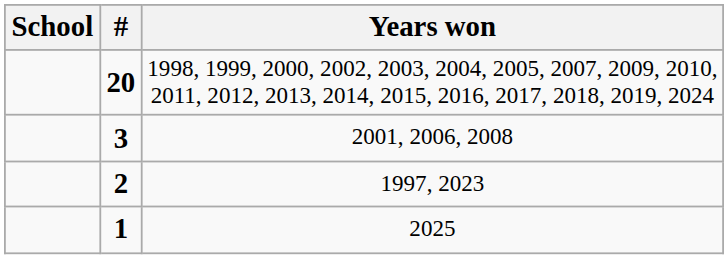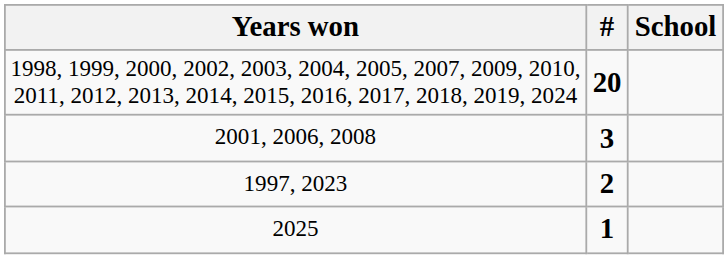columns swapped: (52, 27) <-> (432, 27)
